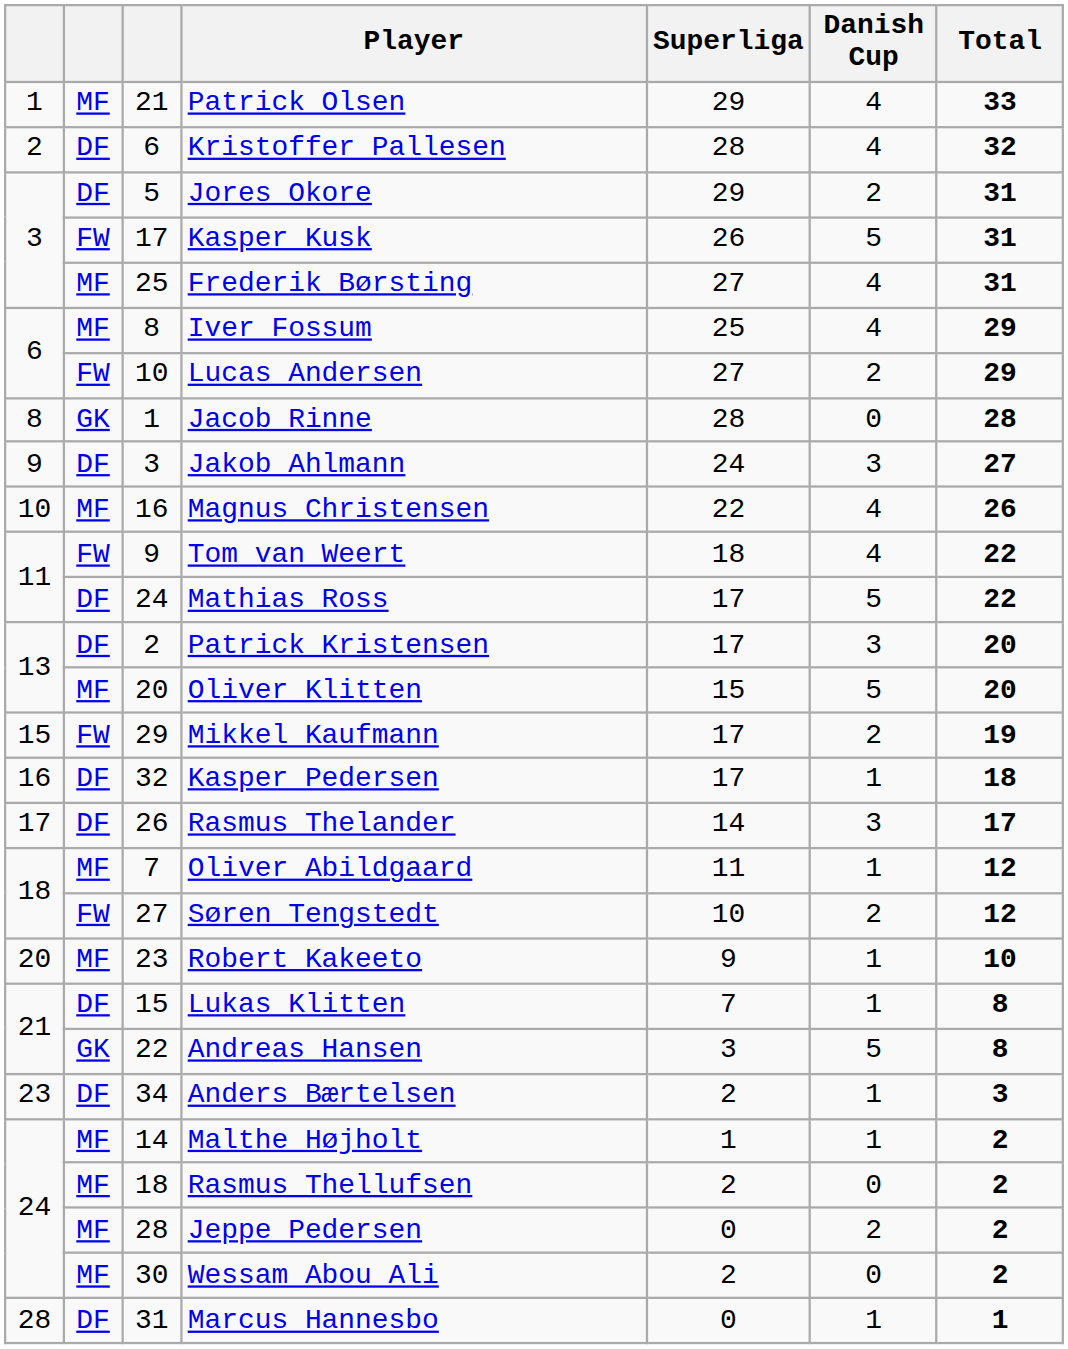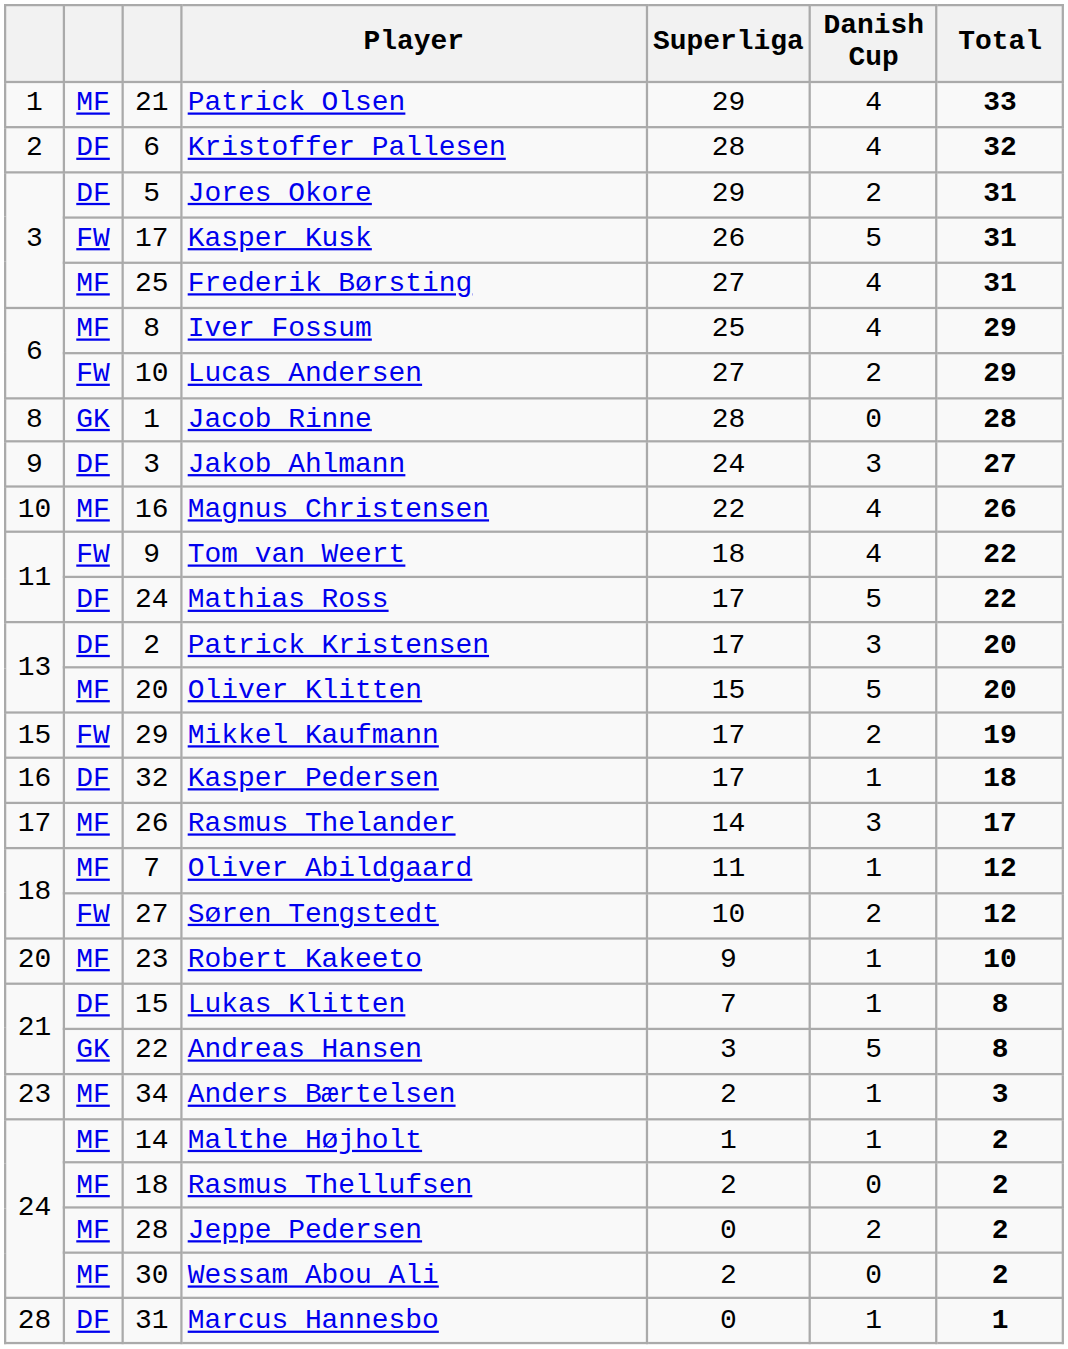(93, 826) DF -> (93, 826) MF
(93, 1096) DF -> (93, 1096) MF
